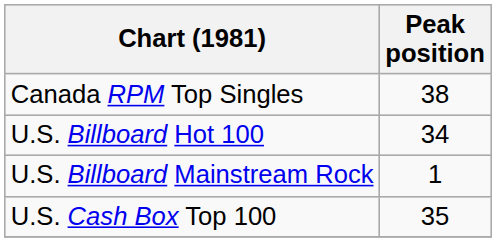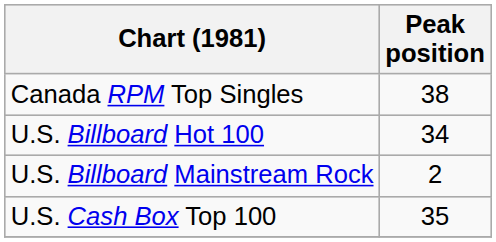(435, 175) 1 -> (435, 175) 2
